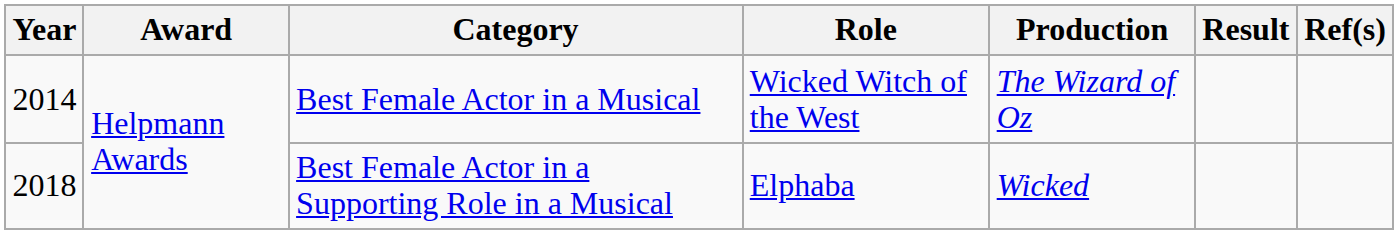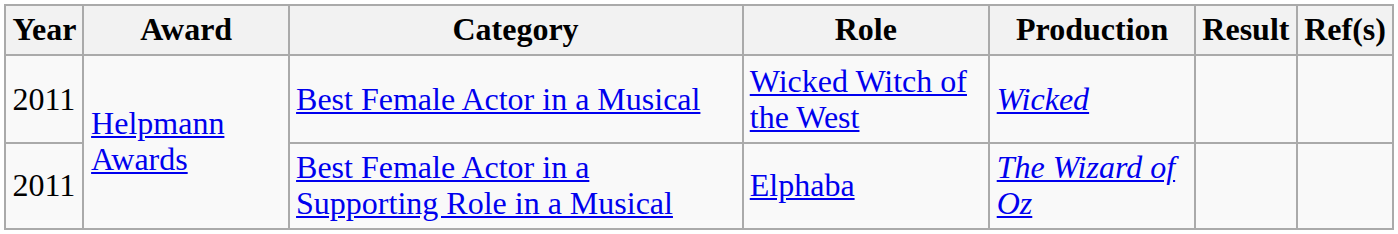(44, 98) 2014 -> (44, 98) 2011
(1086, 98) The Wizard of Oz -> (1043, 98) Wicked
(44, 185) 2018 -> (44, 185) 2011
(1043, 185) Wicked -> (1086, 185) The Wizard of Oz
